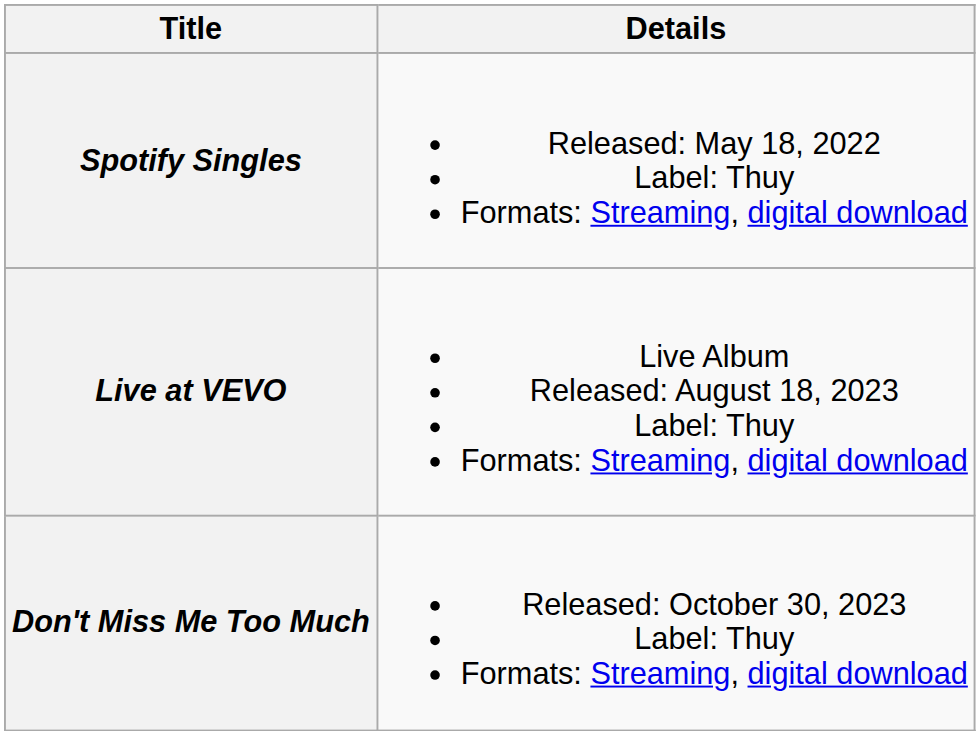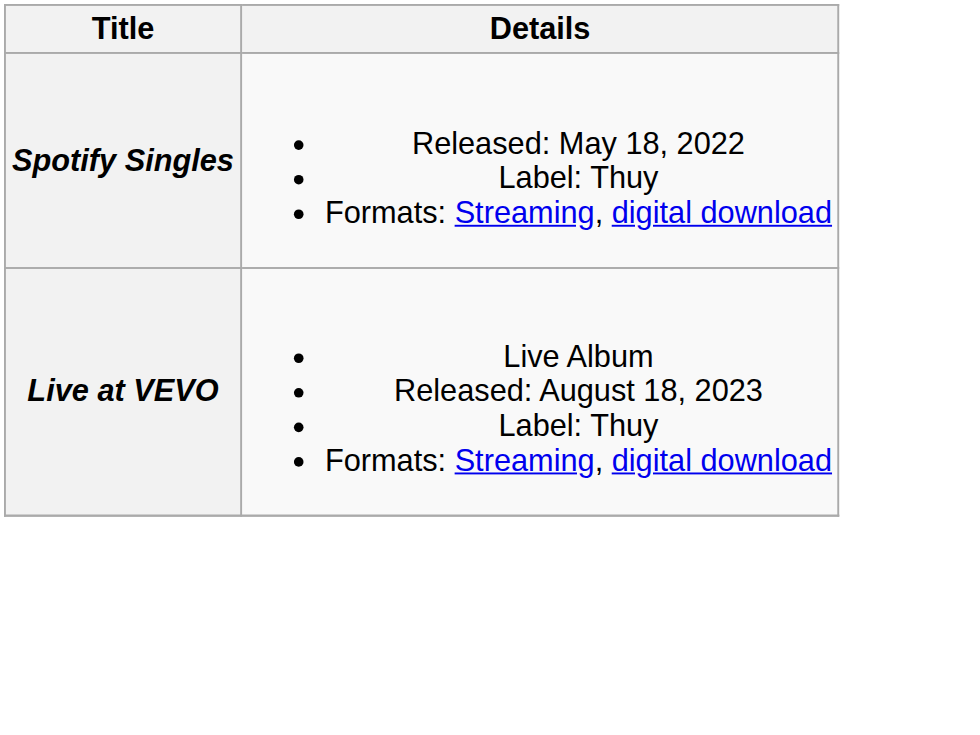- row: (191, 622)
